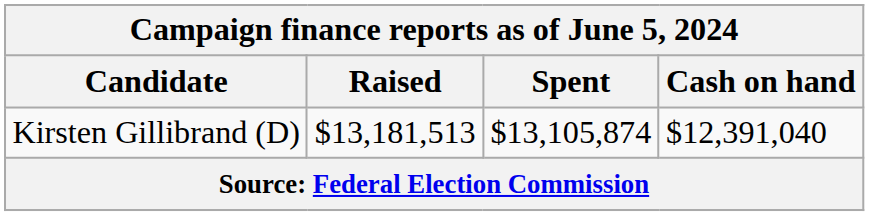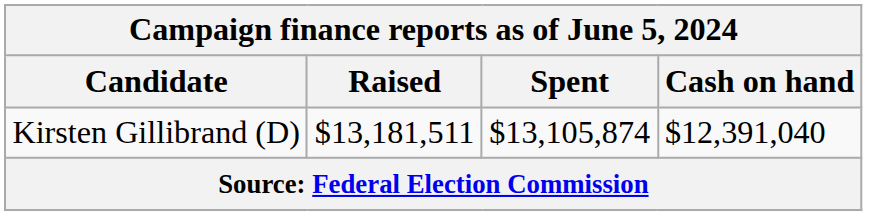(395, 132) $13,181,513 -> (395, 132) $13,181,511
